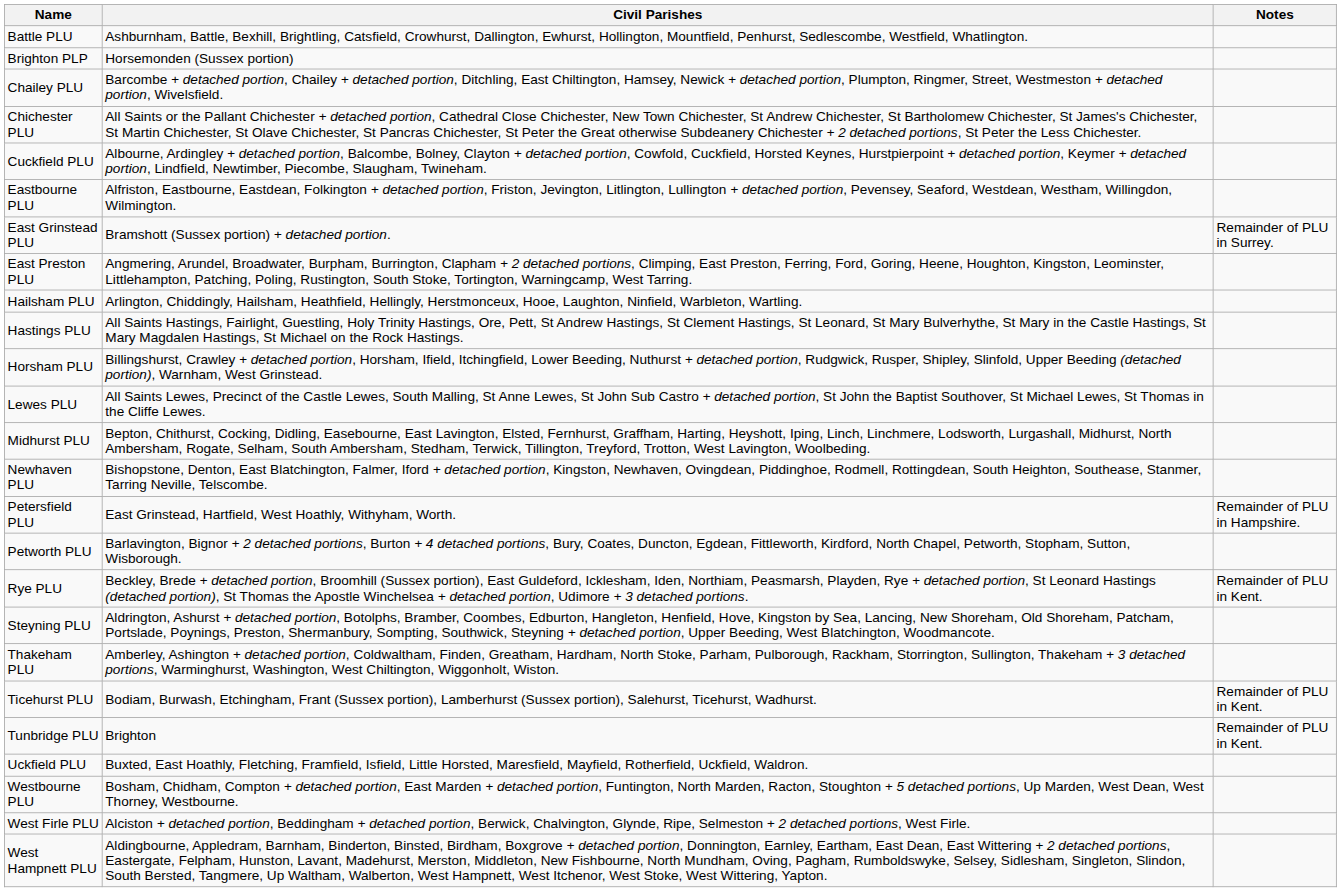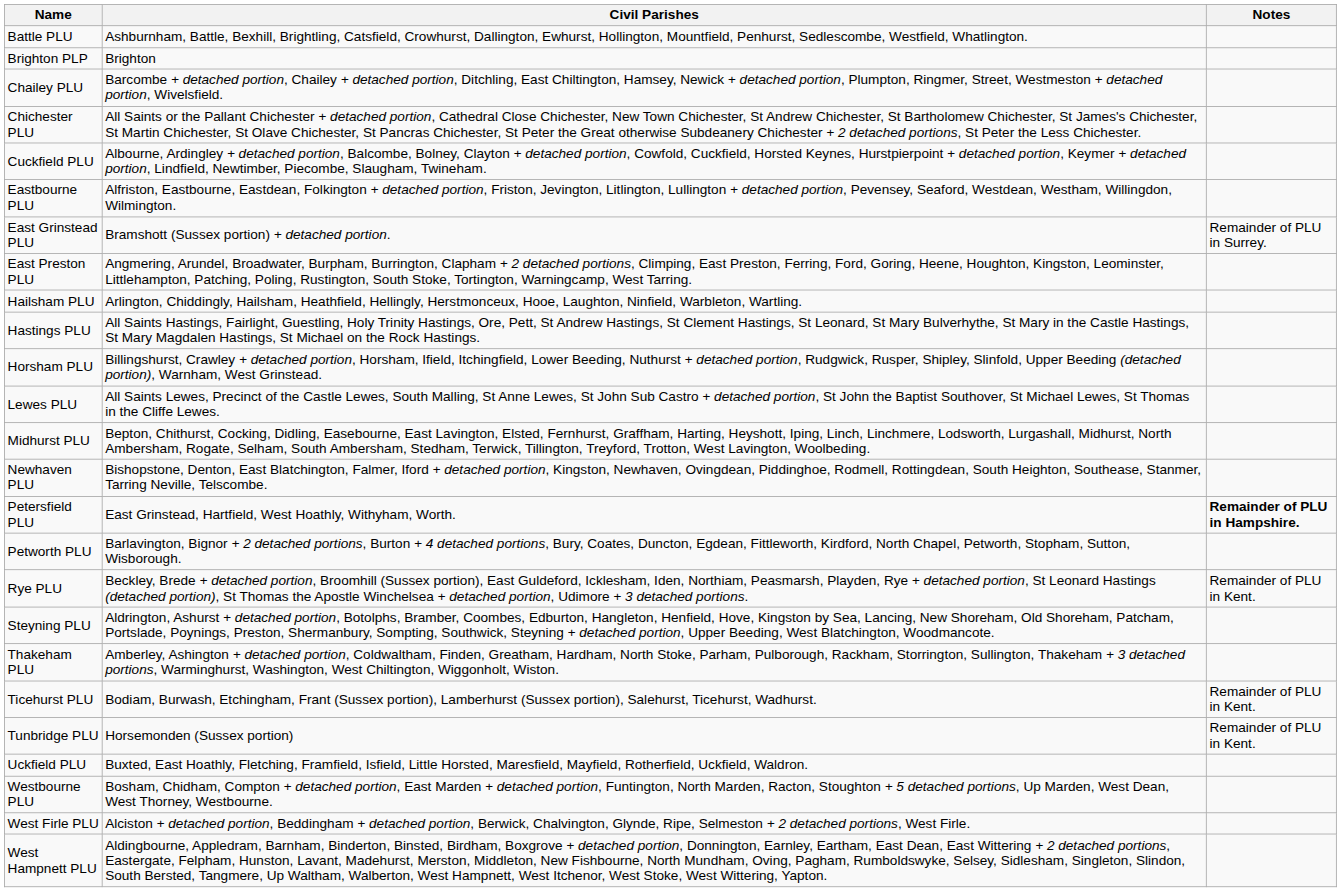(199, 58) Horsemonden (Sussex portion) -> (130, 58) Brighton
(1272, 514) normal -> (1268, 514) bold
(131, 735) Brighton -> (199, 735) Horsemonden (Sussex portion)
